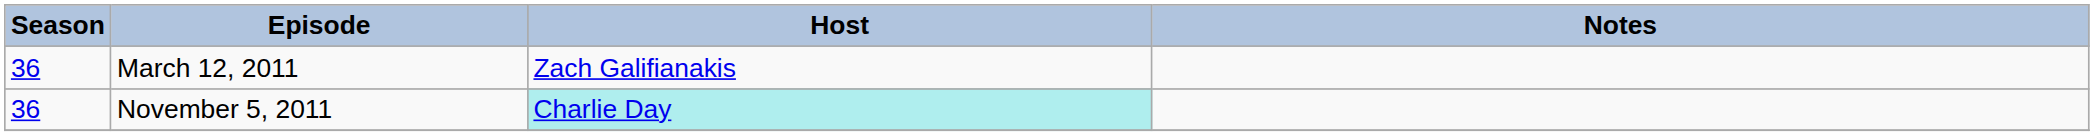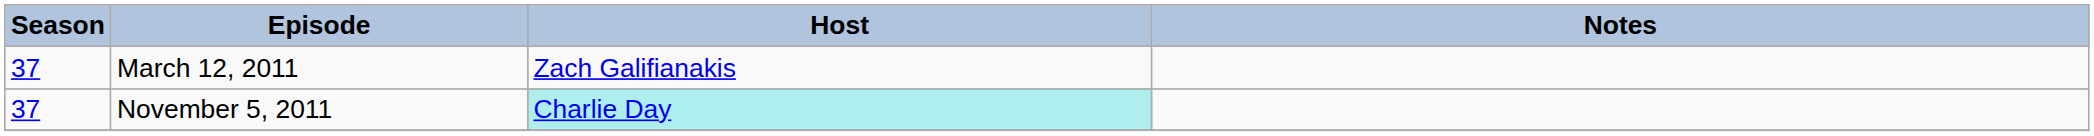(26, 67) 36 -> (26, 67) 37
(26, 109) 36 -> (26, 109) 37
